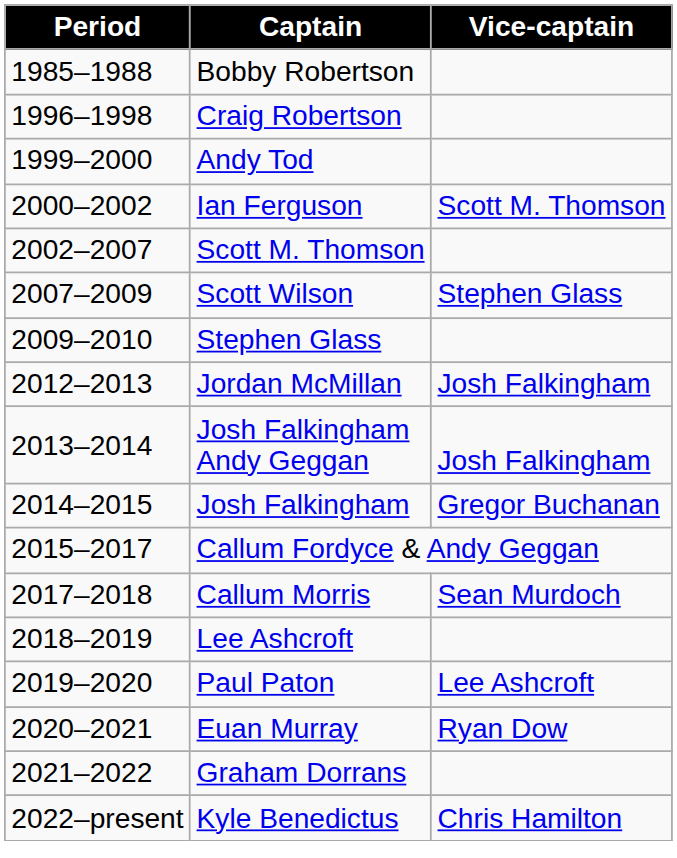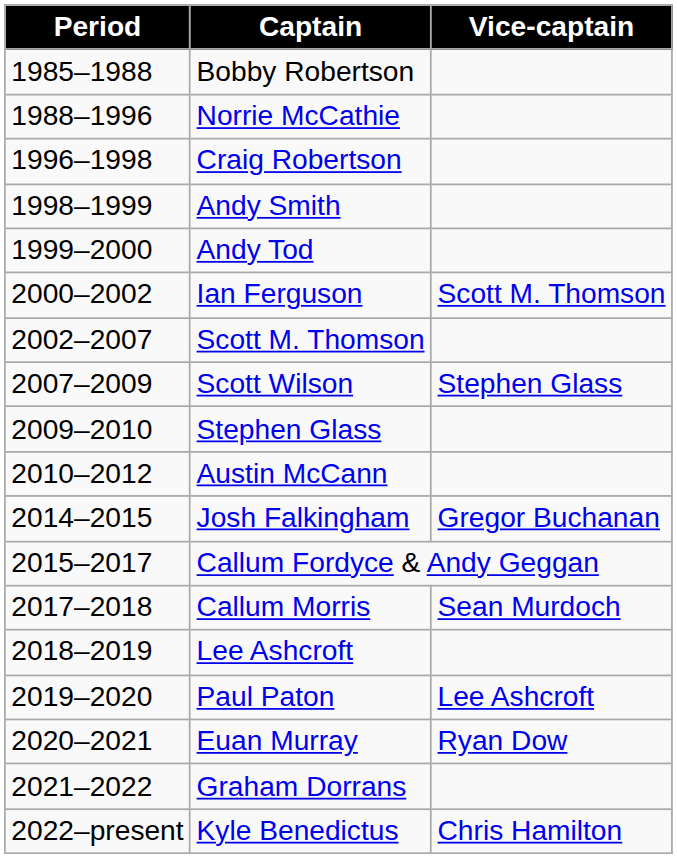+ row: (298, 116)
+ row: (269, 205)
+ row: (292, 473)
- row: (299, 384)
- row: (303, 444)
